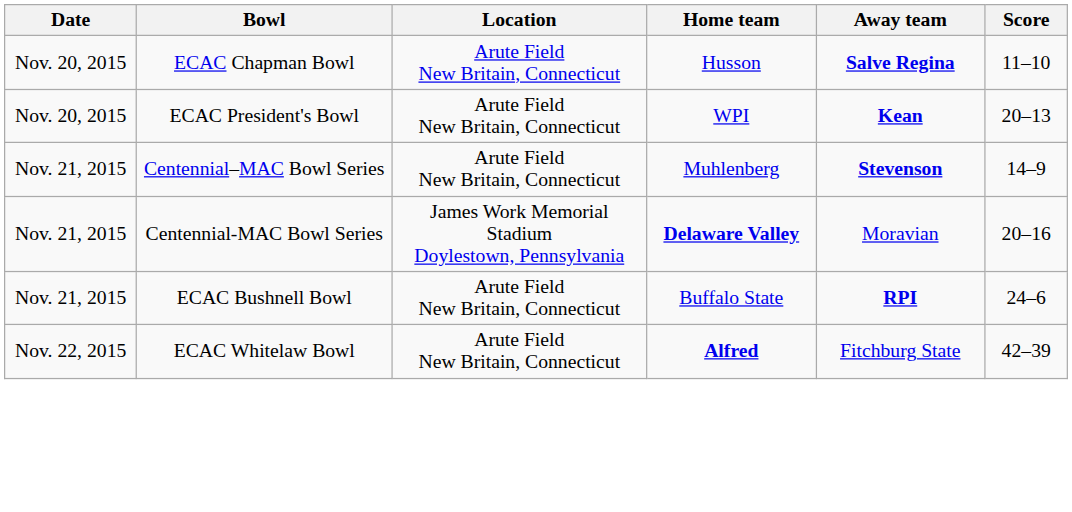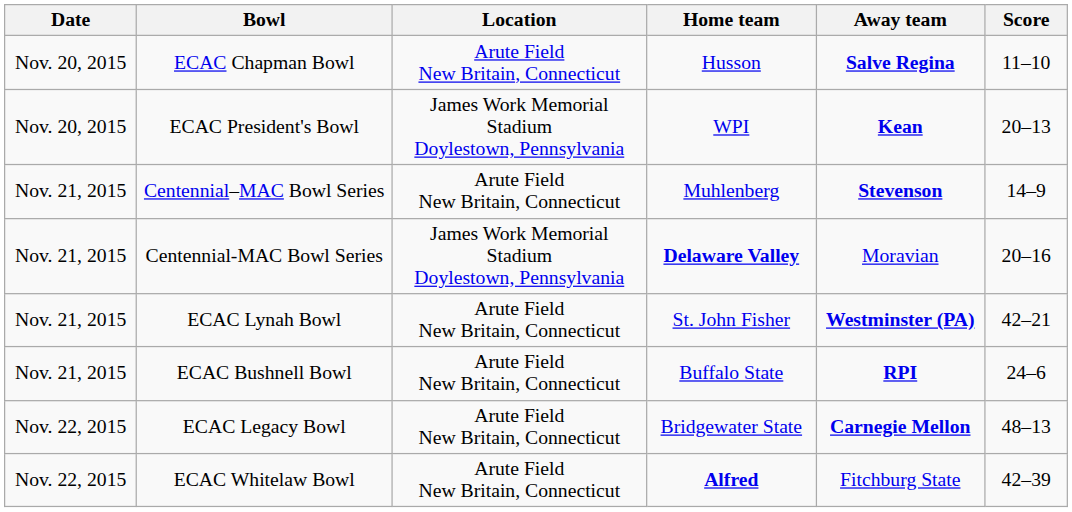(519, 115) Arute Field New Britain, Connecticut -> (519, 126) James Work Memorial Stadium Doylestown, Pennsylvania
+ row: (264, 320)
+ row: (264, 426)
